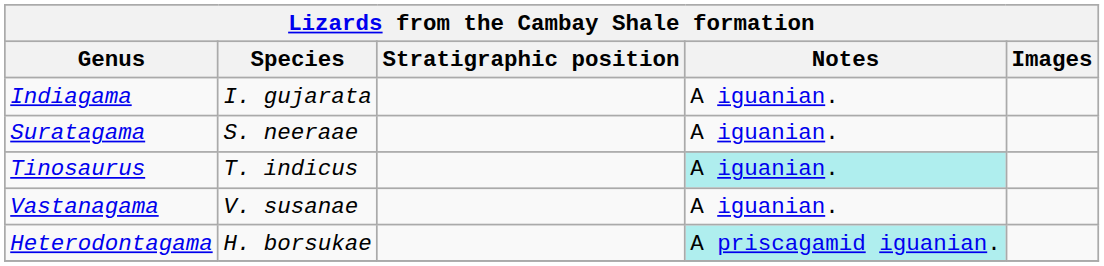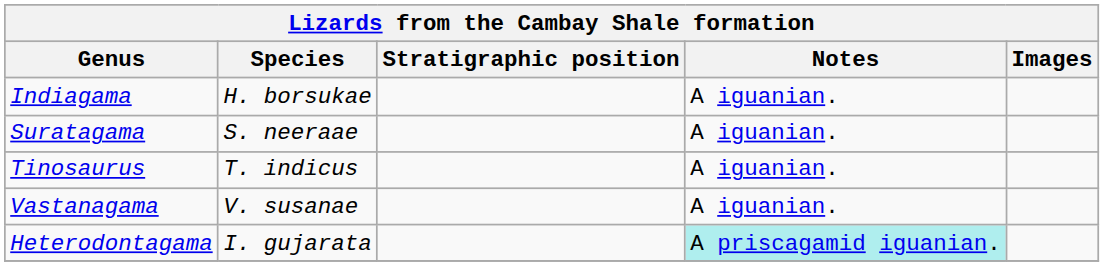(298, 97) I. gujarata -> (298, 97) H. borsukae
(764, 170) paleturquoise background -> (764, 170) no background
(298, 243) H. borsukae -> (298, 243) I. gujarata
